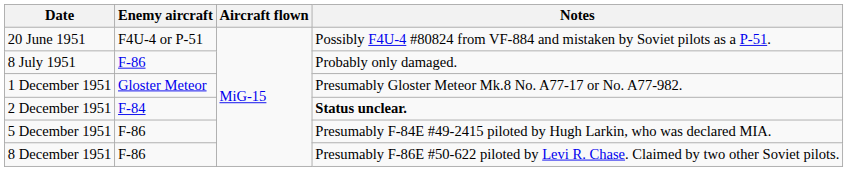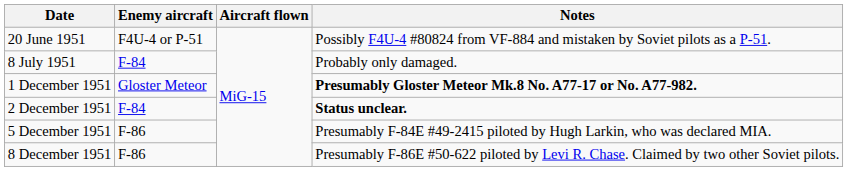(132, 62) F-86 -> (132, 62) F-84
(499, 85) normal -> (506, 85) bold
